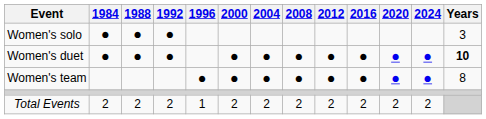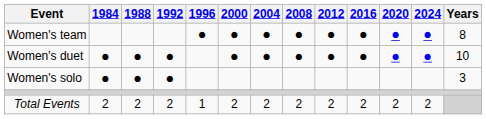rows swapped: (47, 78) <-> (45, 34)
(463, 56) bold -> (463, 56) normal
